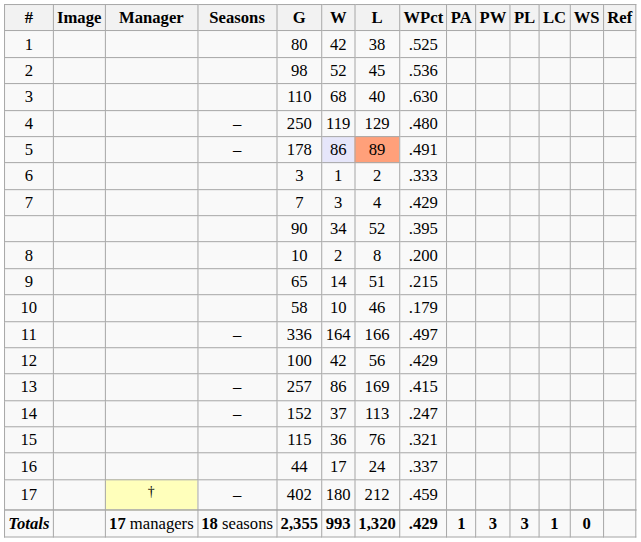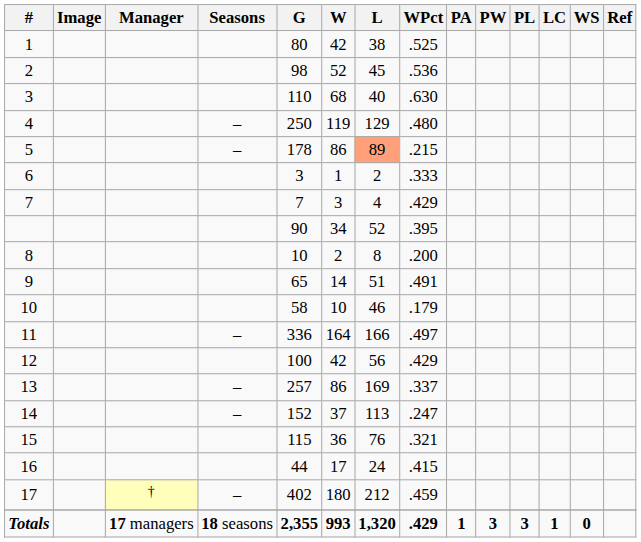(338, 149) lavender background -> (338, 149) no background
(423, 149) .491 -> (423, 149) .215
(423, 281) .215 -> (423, 281) .491
(423, 387) .415 -> (423, 387) .337
(423, 466) .337 -> (423, 466) .415
